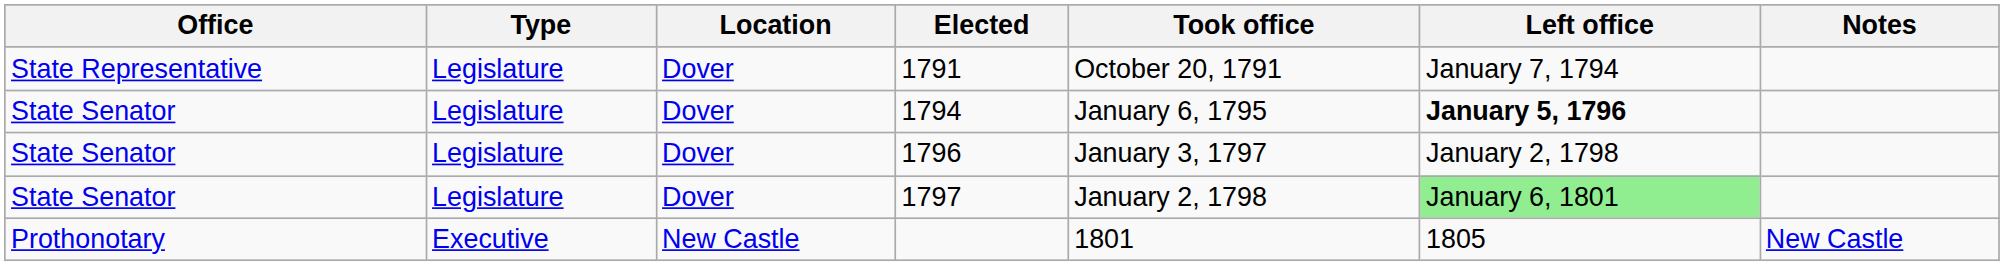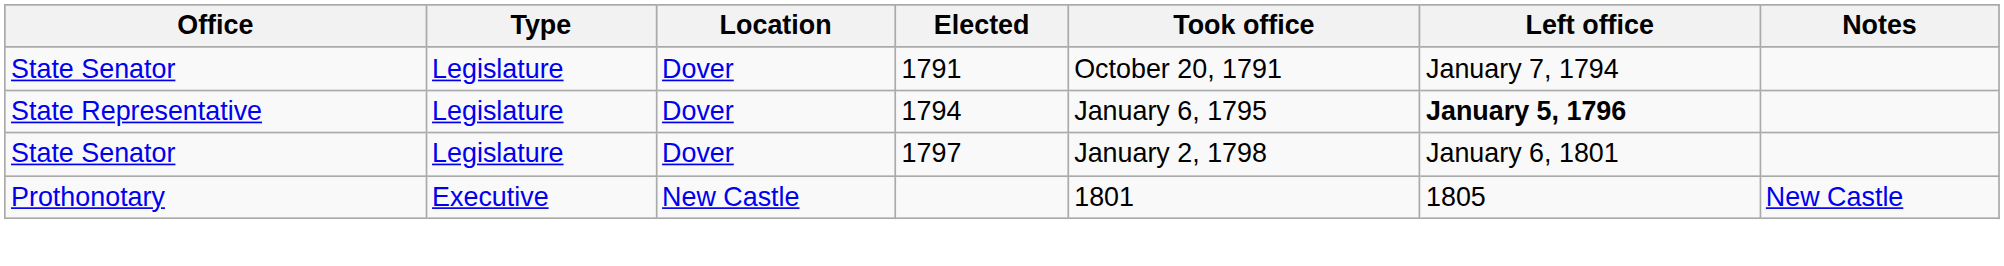(137, 68) State Representative -> (93, 68) State Senator
(93, 111) State Senator -> (137, 111) State Representative
- row: (931, 153)
(1522, 196) lightgreen background -> (1522, 153) no background
